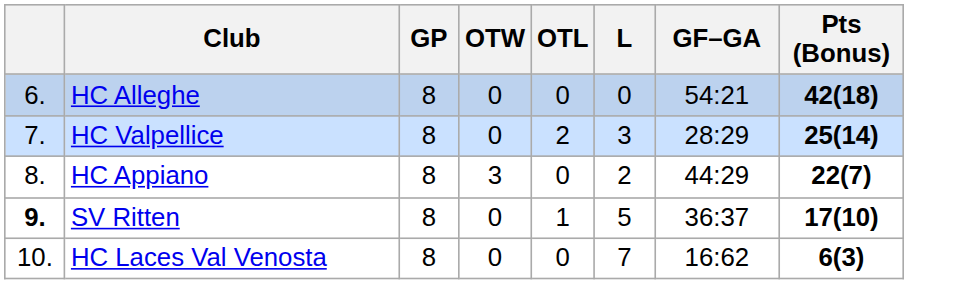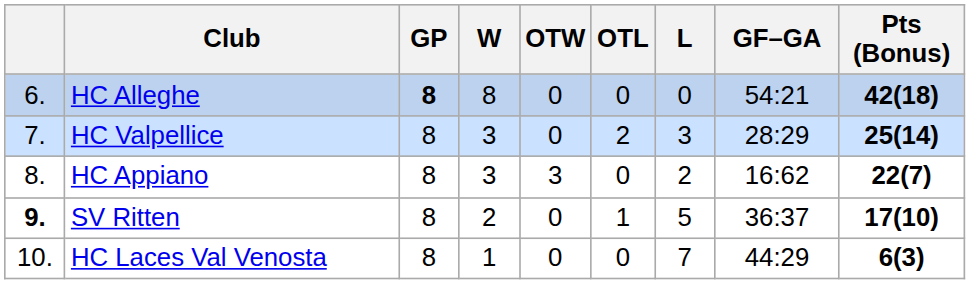+ column: (489, 39)
(429, 94) normal -> (429, 94) bold
(717, 176) 44:29 -> (777, 176) 16:62
(717, 258) 16:62 -> (777, 258) 44:29
